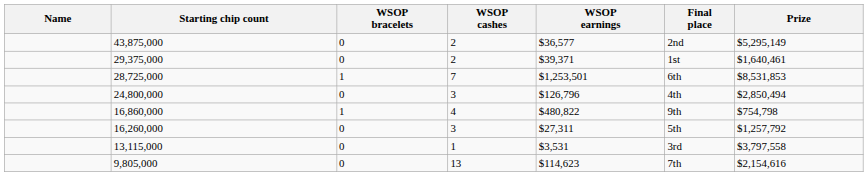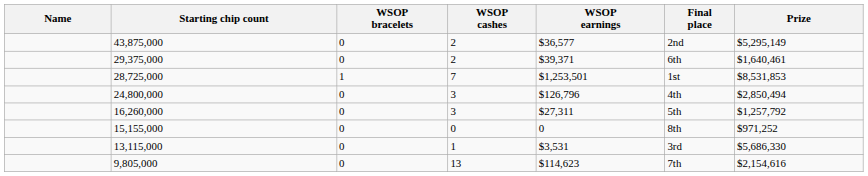(674, 59) 1st -> (674, 59) 6th
(674, 77) 6th -> (674, 77) 1st
- row: (138, 111)
+ row: (138, 128)
(761, 146) $3,797,558 -> (761, 146) $5,686,330
